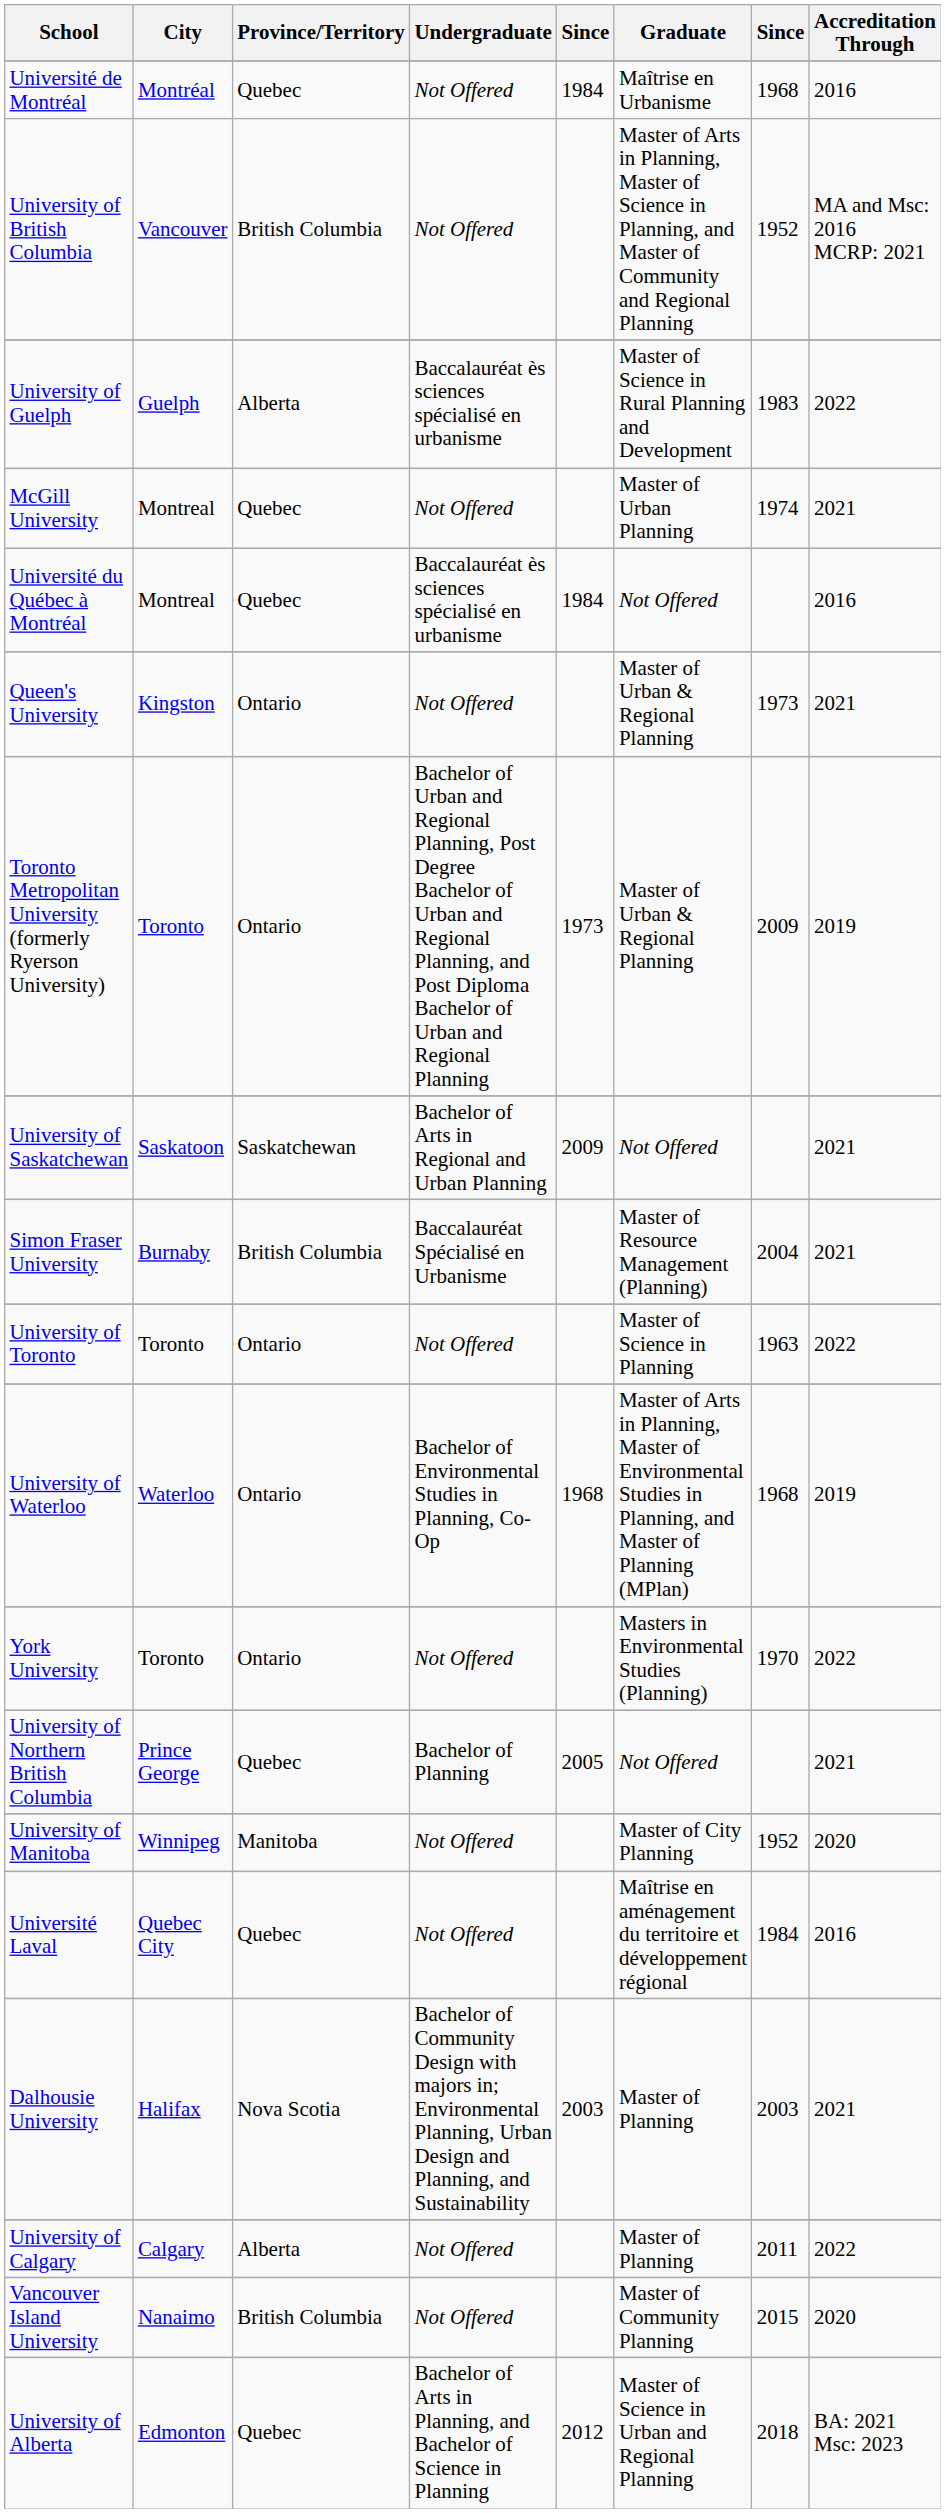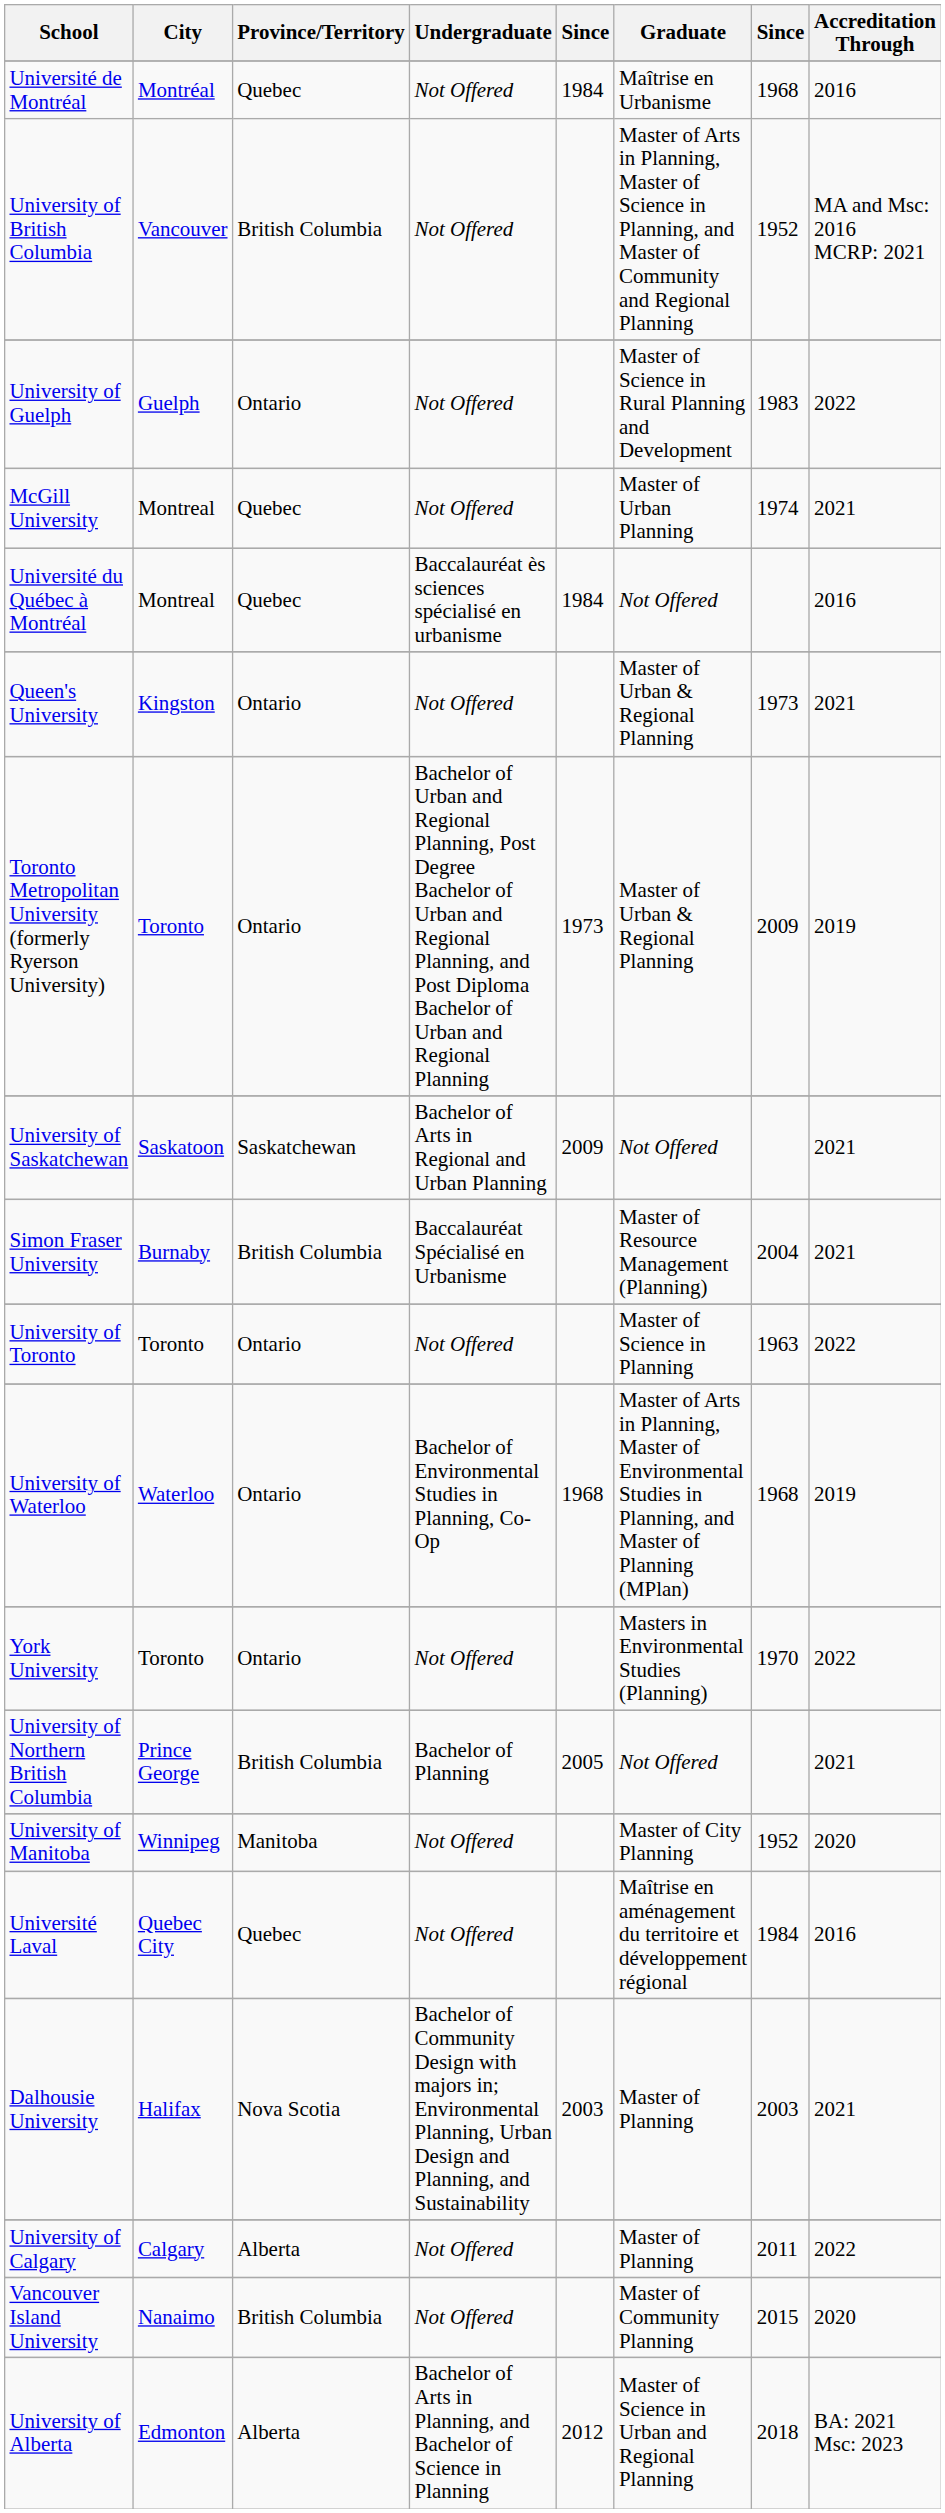(269, 403) Alberta -> (269, 403) Ontario
(480, 403) Baccalauréat ès sciences spécialisé en urbanisme -> (464, 403) Not Offered
(269, 1761) Quebec -> (310, 1761) British Columbia
(269, 2432) Quebec -> (269, 2432) Alberta
